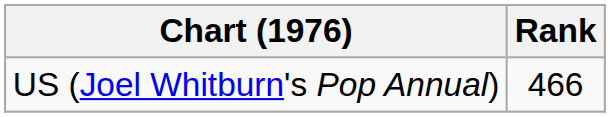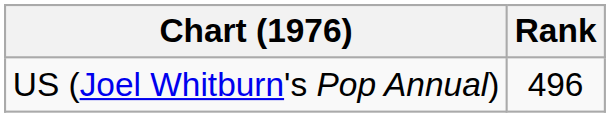(556, 84) 466 -> (556, 84) 496
